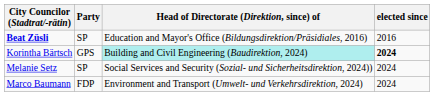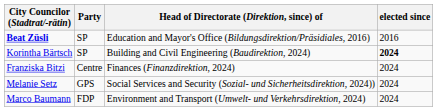(86, 53) GPS -> (82, 53) SP
(206, 53) paleturquoise background -> (208, 53) no background
+ row: (36, 68)
(82, 68) SP -> (86, 83) GPS
